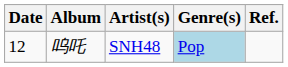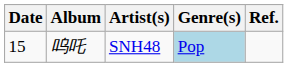(17, 46) 12 -> (17, 46) 15
